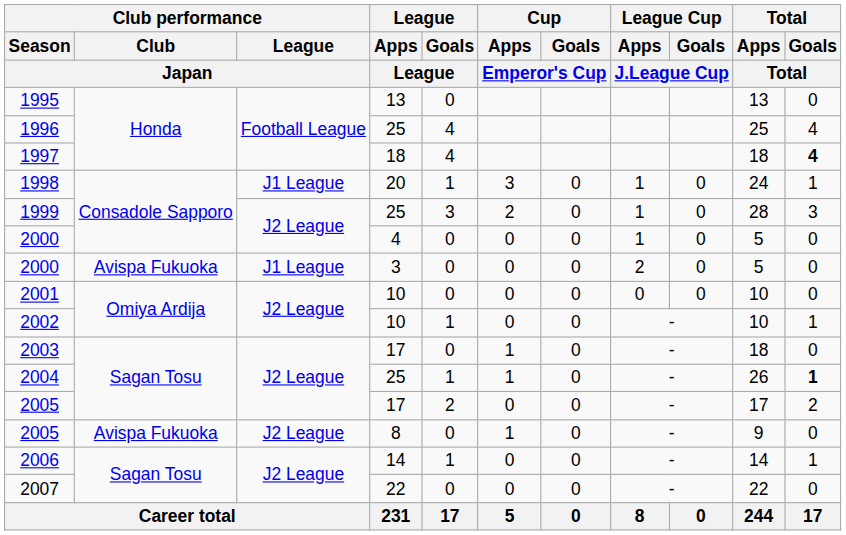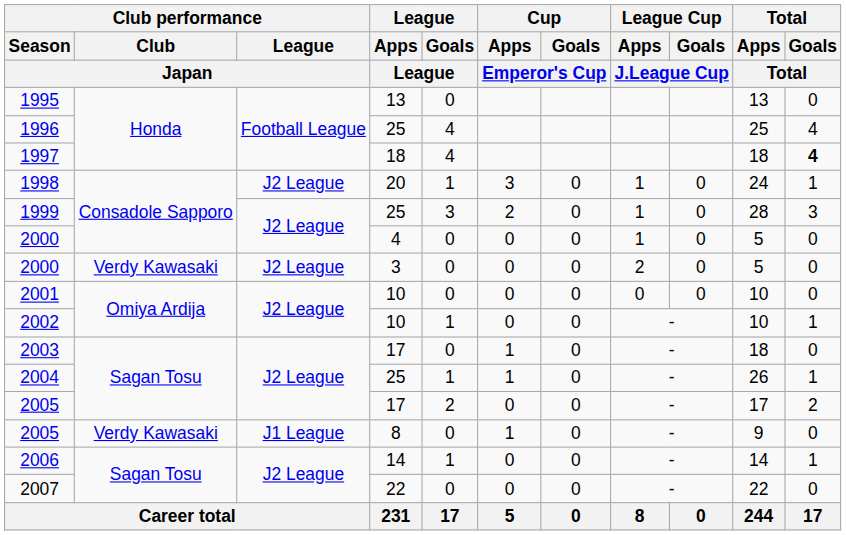(303, 184) J1 League -> (303, 184) J2 League
(156, 267) Avispa Fukuoka -> (156, 267) Verdy Kawasaki
(303, 267) J1 League -> (303, 267) J2 League
(813, 377) bold -> (813, 377) normal
(156, 433) Avispa Fukuoka -> (156, 433) Verdy Kawasaki
(303, 433) J2 League -> (303, 433) J1 League
